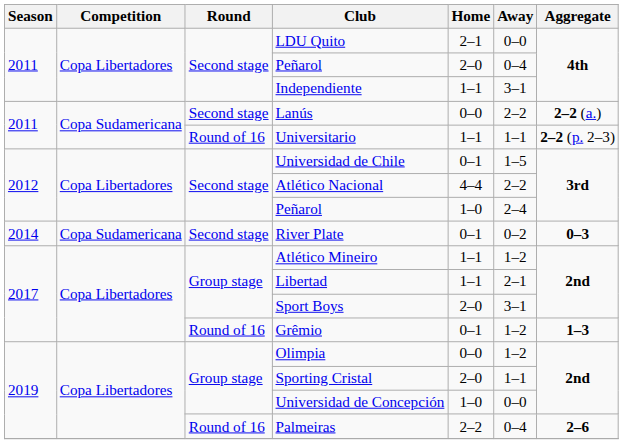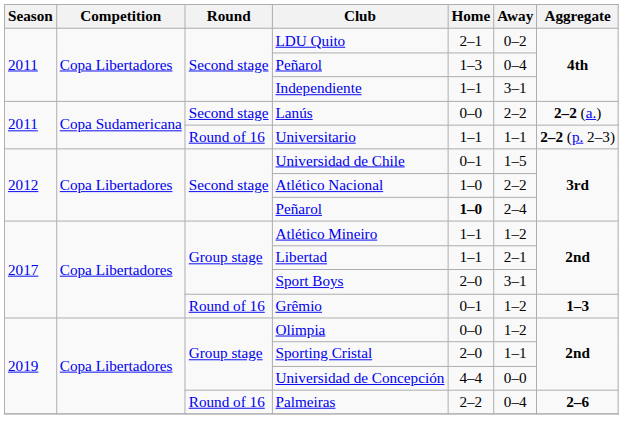(515, 40) 0–0 -> (515, 40) 0–2
(471, 64) 2–0 -> (471, 64) 1–3
(471, 185) 4–4 -> (471, 185) 1–0
(471, 209) normal -> (471, 209) bold
- row: (23, 233)
(471, 402) 1–0 -> (471, 378) 4–4
